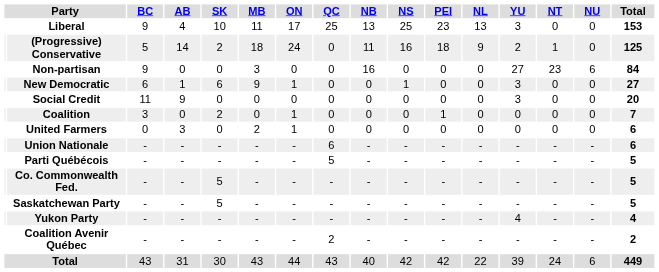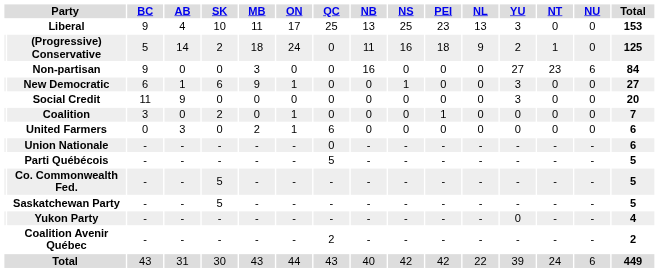(331, 130) 0 -> (331, 130) 6
(331, 145) 6 -> (331, 145) 0
(518, 218) 4 -> (518, 218) 0
